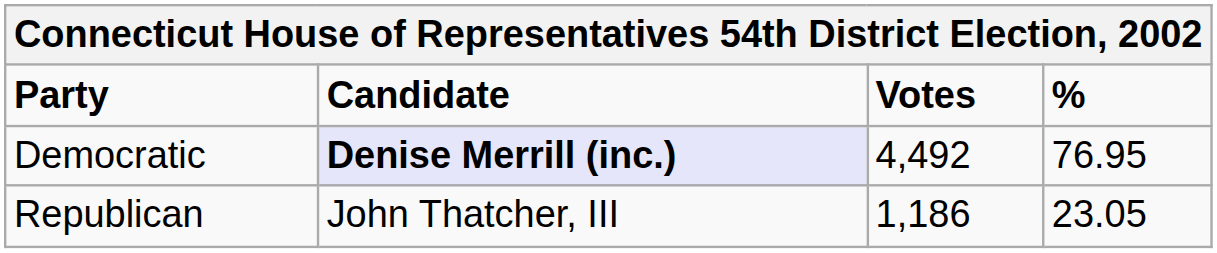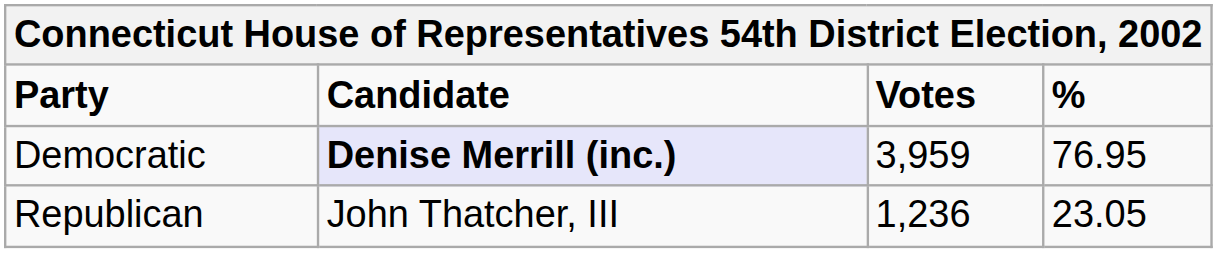(923, 154) 4,492 -> (923, 154) 3,959
(923, 214) 1,186 -> (923, 214) 1,236
